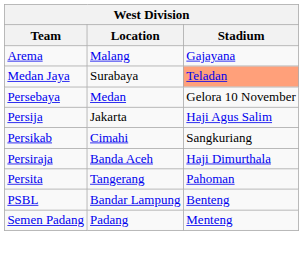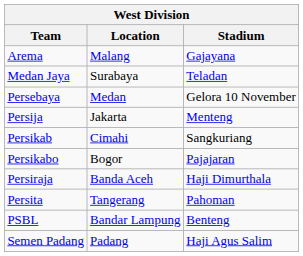(207, 76) lightsalmon background -> (207, 76) no background
(229, 117) Haji Agus Salim -> (209, 117) Menteng
+ row: (33, 158)
(209, 220) Menteng -> (229, 240) Haji Agus Salim
